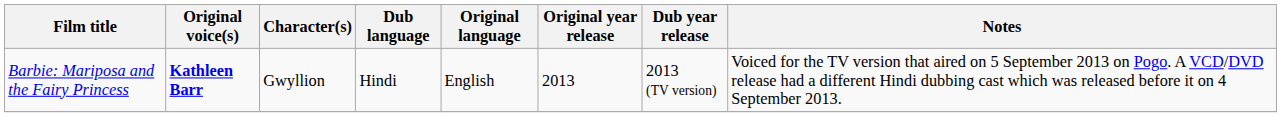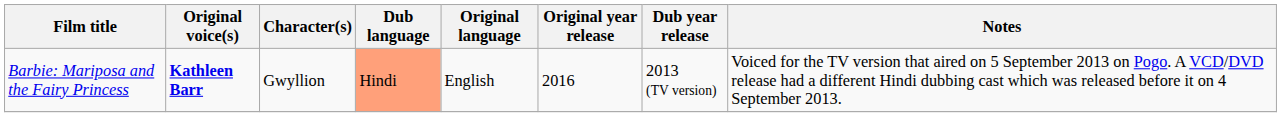(378, 80) no background -> (378, 80) lightsalmon background
(558, 80) 2013 -> (558, 80) 2016
